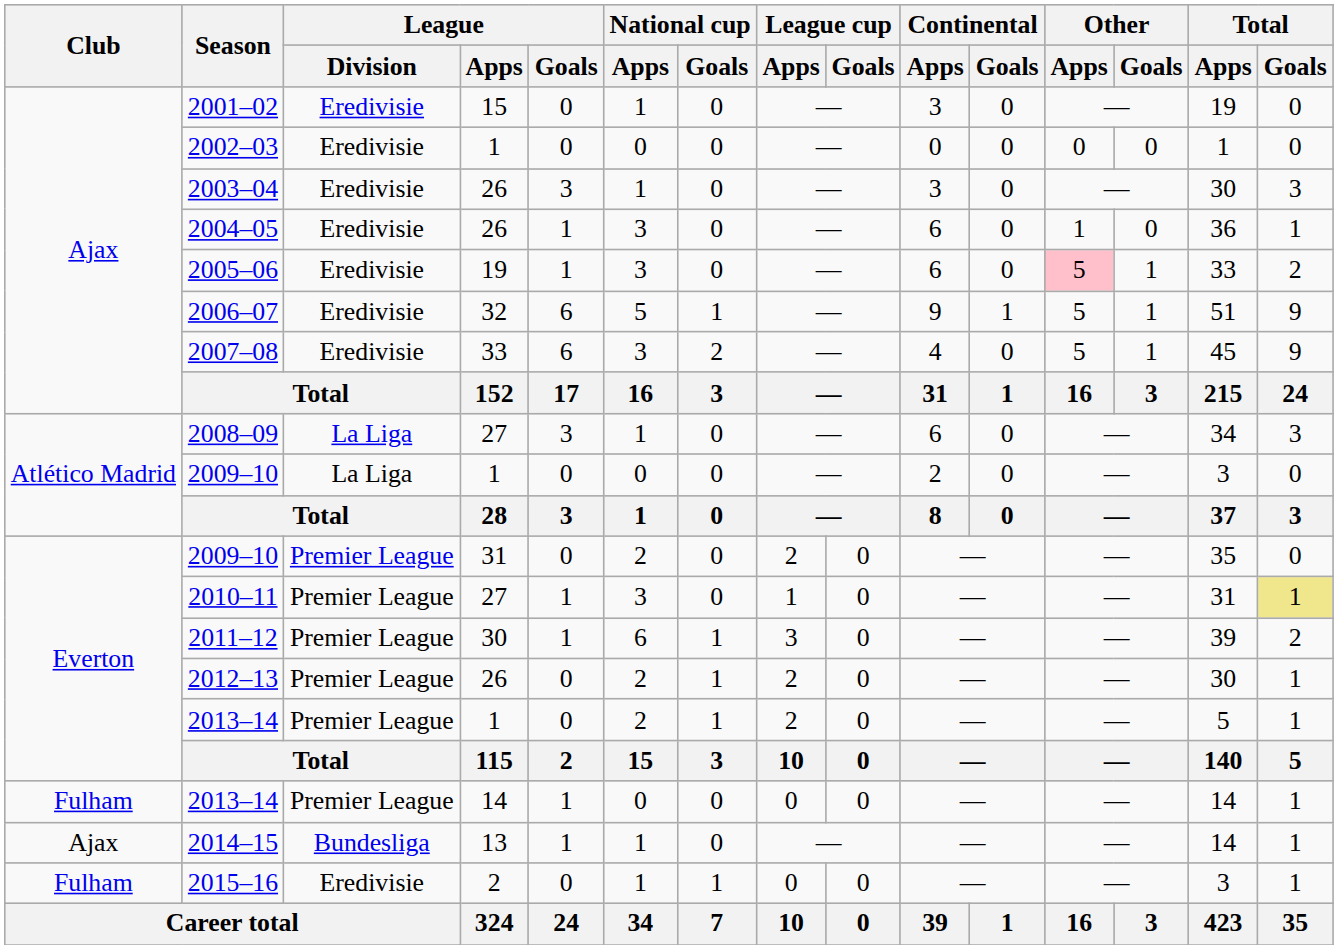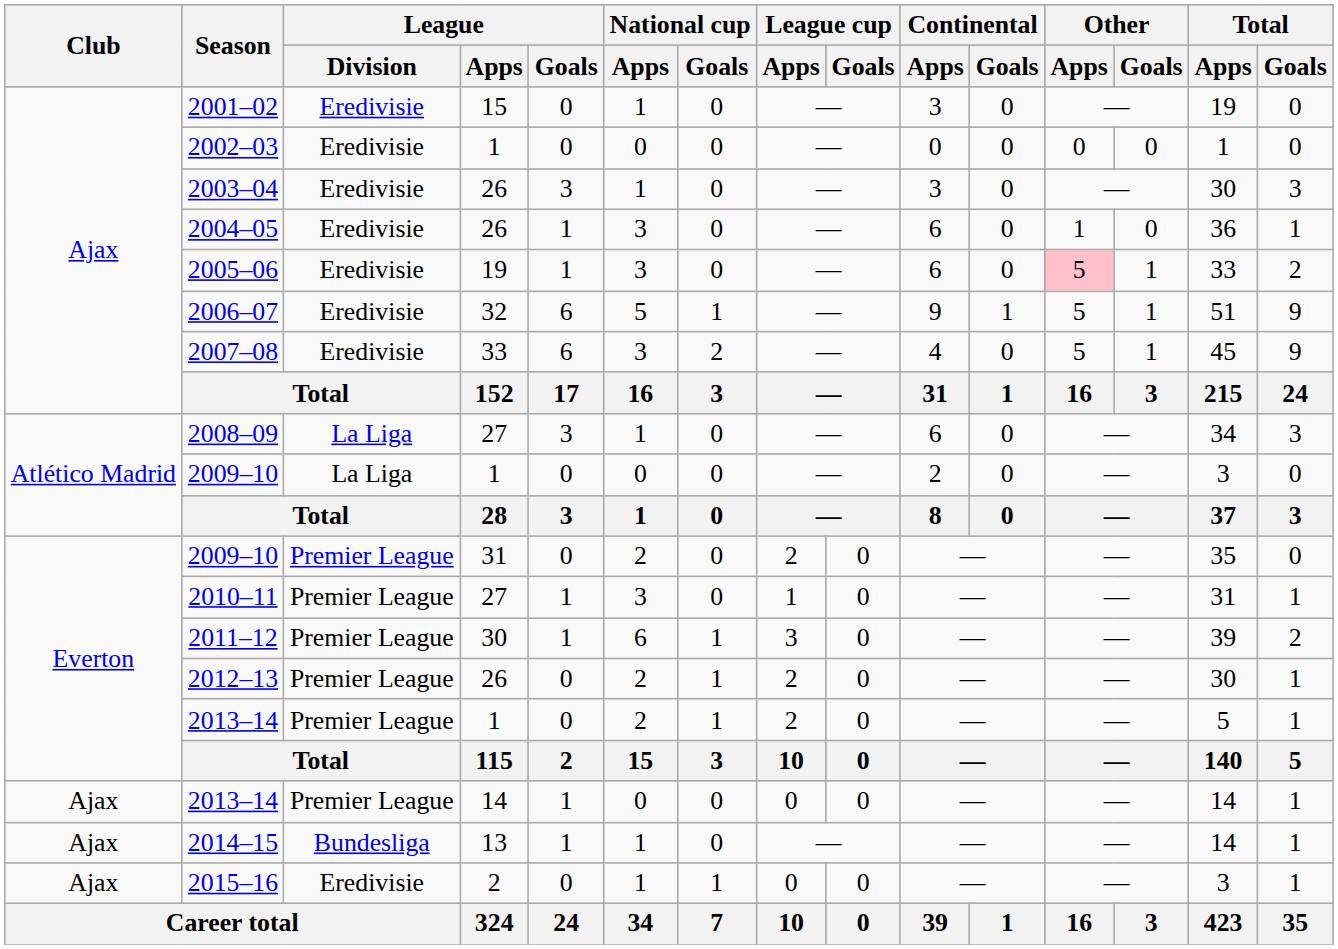(1295, 596) khaki background -> (1295, 596) no background
(93, 801) Fulham -> (93, 801) Ajax
(93, 882) Fulham -> (93, 882) Ajax
